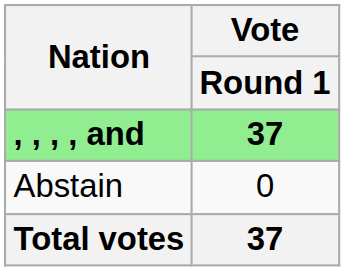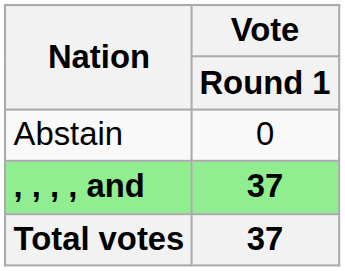rows swapped: (79, 134) <-> (68, 186)
